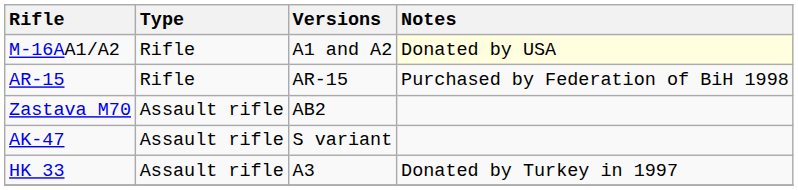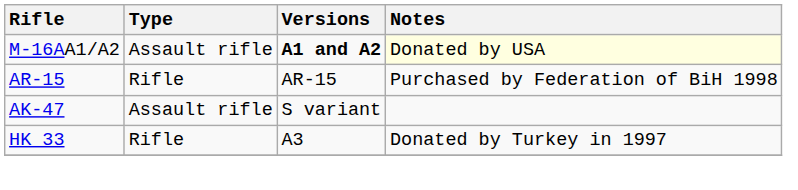(167, 50) Rifle -> (201, 50) Assault rifle
(342, 50) normal -> (331, 50) bold
- row: (70, 110)
(212, 170) Assault rifle -> (156, 140) Rifle
